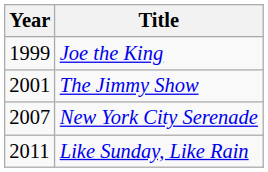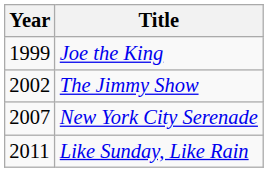(30, 85) 2001 -> (30, 85) 2002
